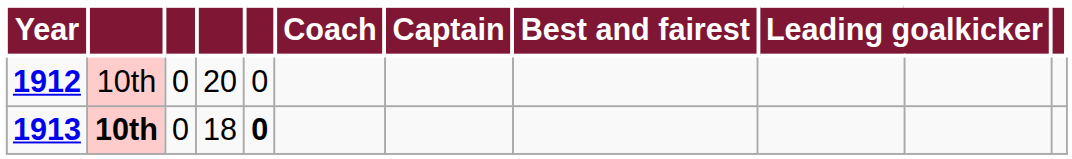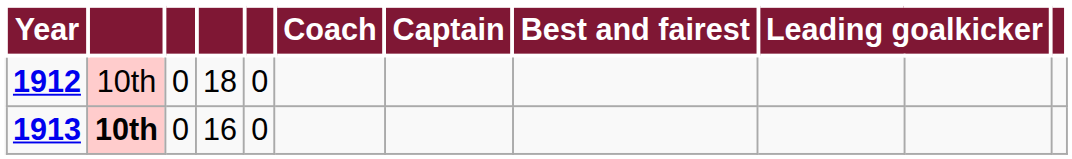(220, 81) 20 -> (220, 81) 18
(220, 129) 18 -> (220, 129) 16
(260, 129) bold -> (260, 129) normal
